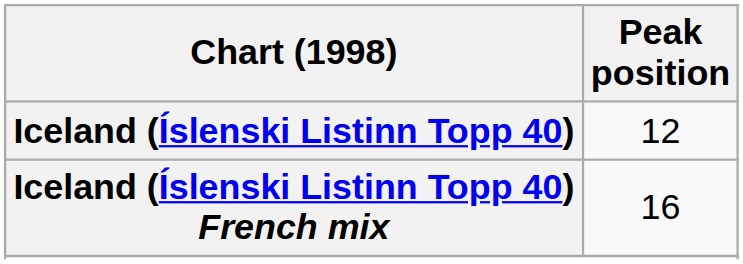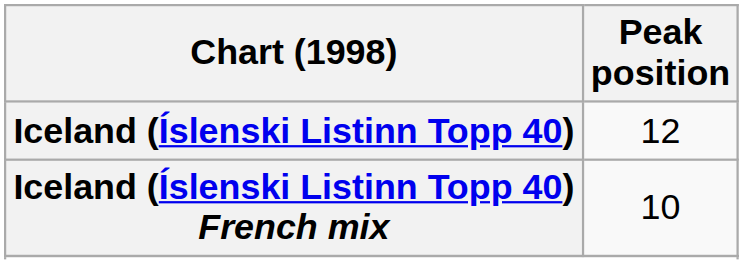(661, 207) 16 -> (661, 207) 10
